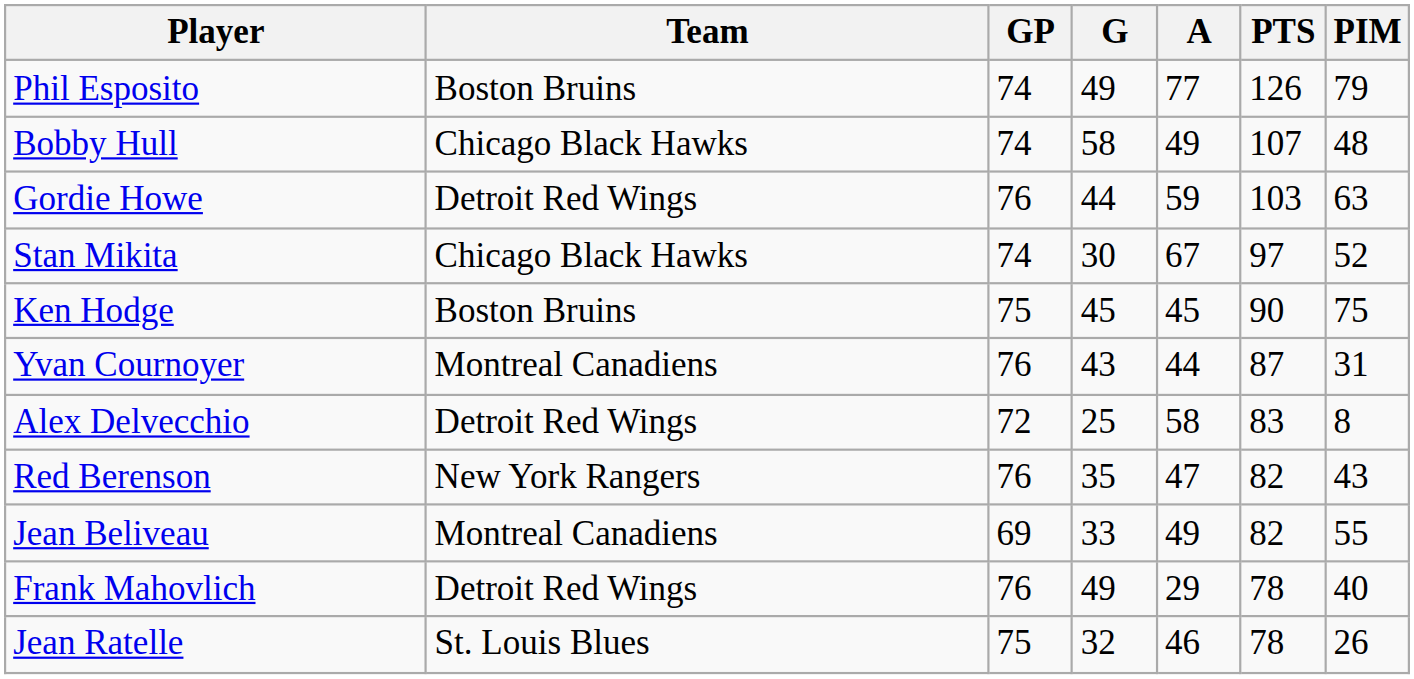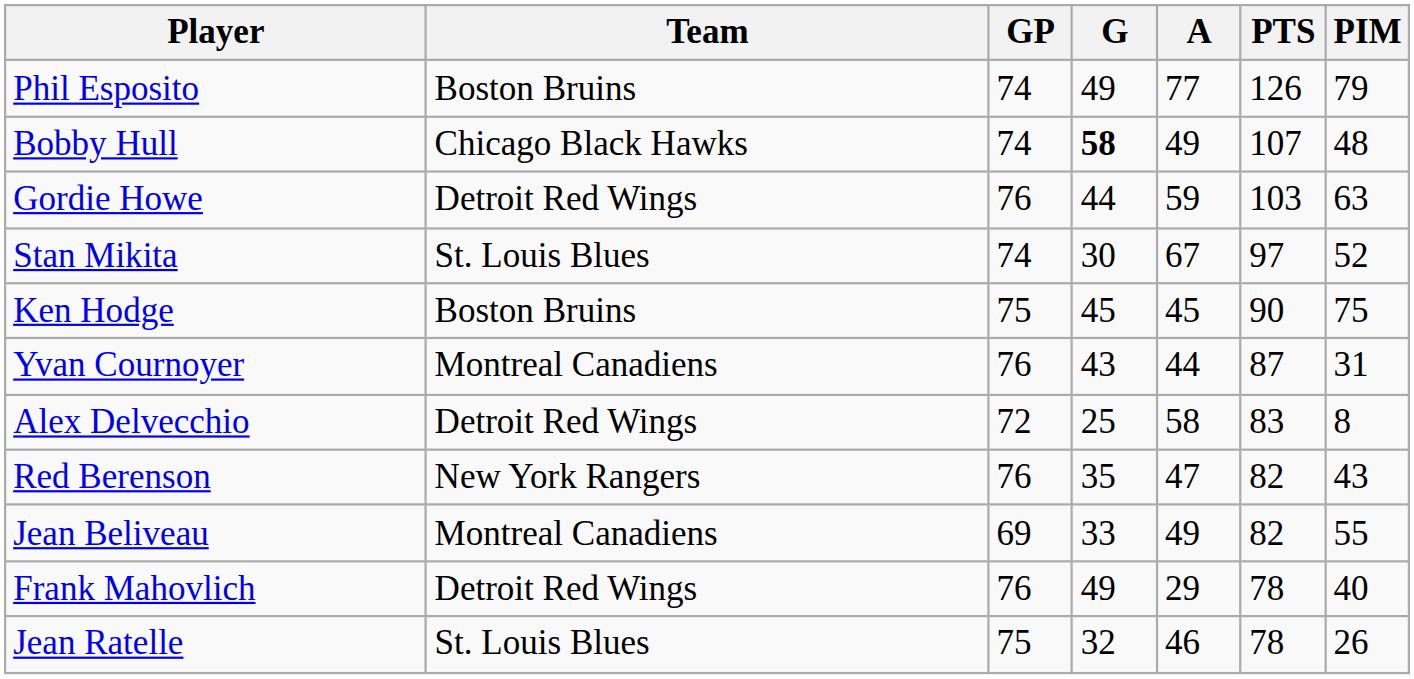(1098, 143) normal -> (1098, 143) bold
(591, 254) Chicago Black Hawks -> (542, 254) St. Louis Blues
